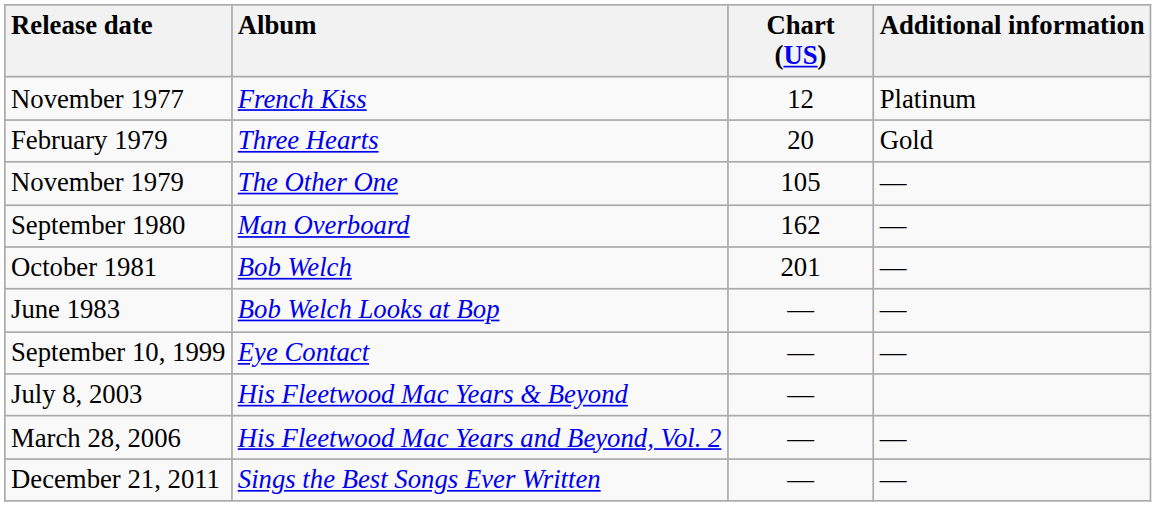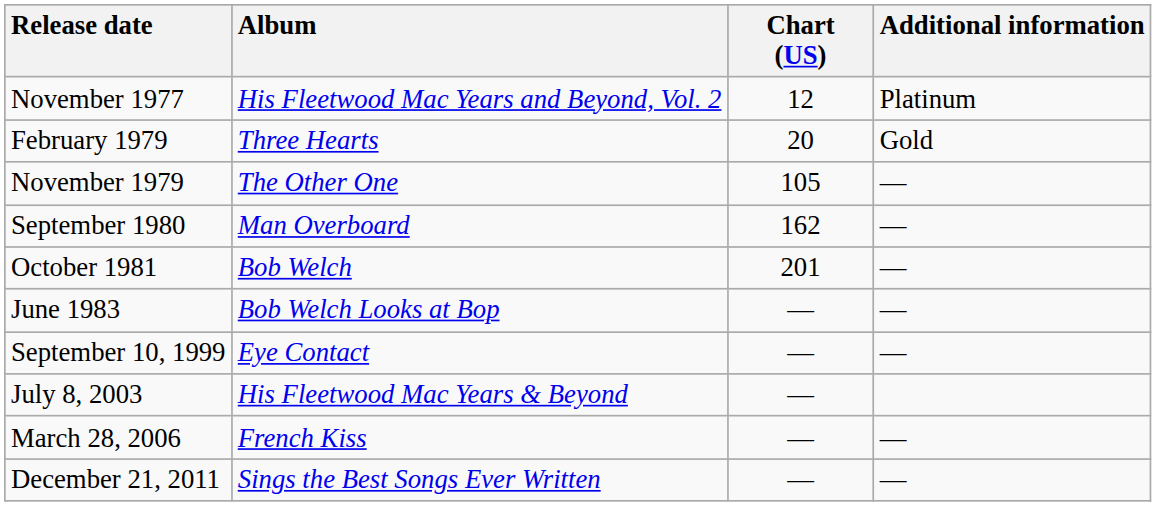(302, 98) French Kiss -> (480, 98) His Fleetwood Mac Years and Beyond, Vol. 2
(480, 437) His Fleetwood Mac Years and Beyond, Vol. 2 -> (302, 437) French Kiss
